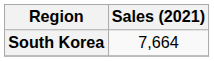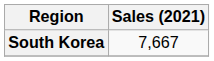(158, 42) 7,664 -> (158, 42) 7,667
